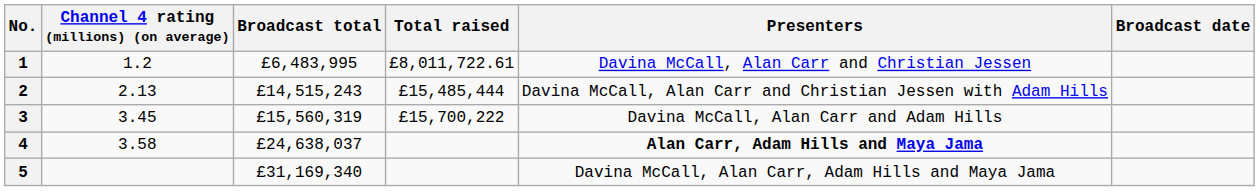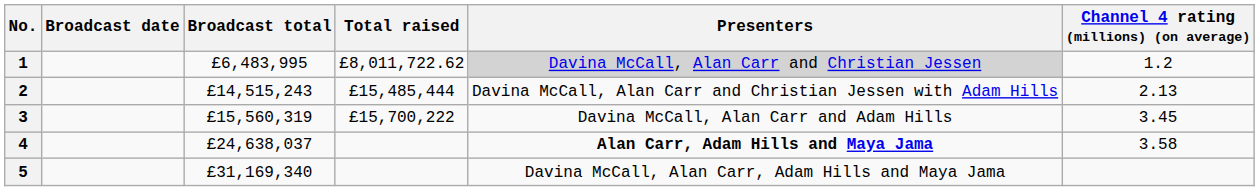columns swapped: (1183, 27) <-> (137, 27)
(452, 64) £8,011,722.61 -> (402, 64) £8,011,722.62
(815, 64) no background -> (765, 64) lightgrey background
